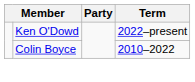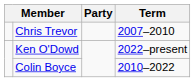+ row: (46, 31)
